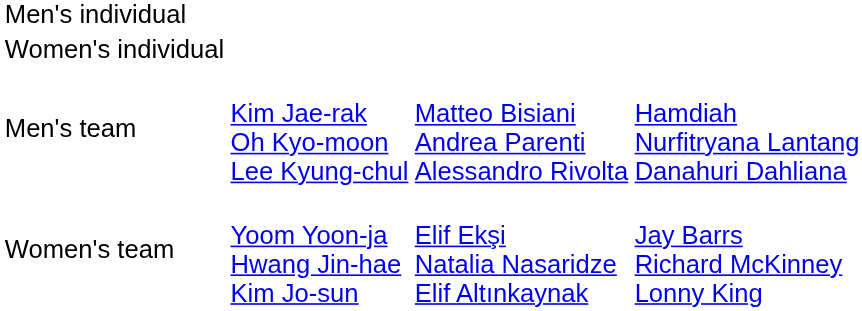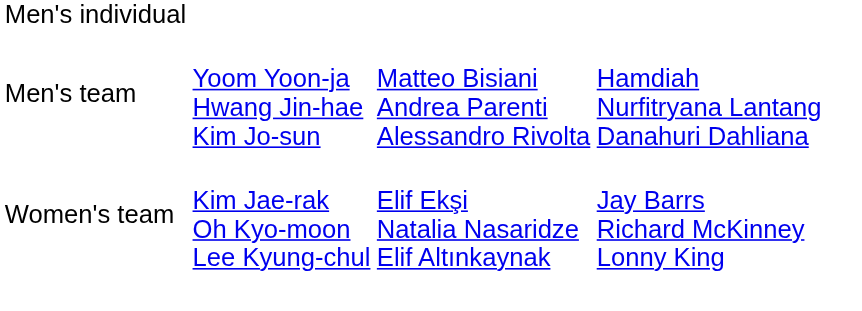- row: (114, 50)
(319, 142) Kim Jae-rak Oh Kyo-moon Lee Kyung-chul -> (278, 107) Yoom Yoon-ja Hwang Jin-hae Kim Jo-sun
(316, 264) Yoom Yoon-ja Hwang Jin-hae Kim Jo-sun -> (282, 229) Kim Jae-rak Oh Kyo-moon Lee Kyung-chul
